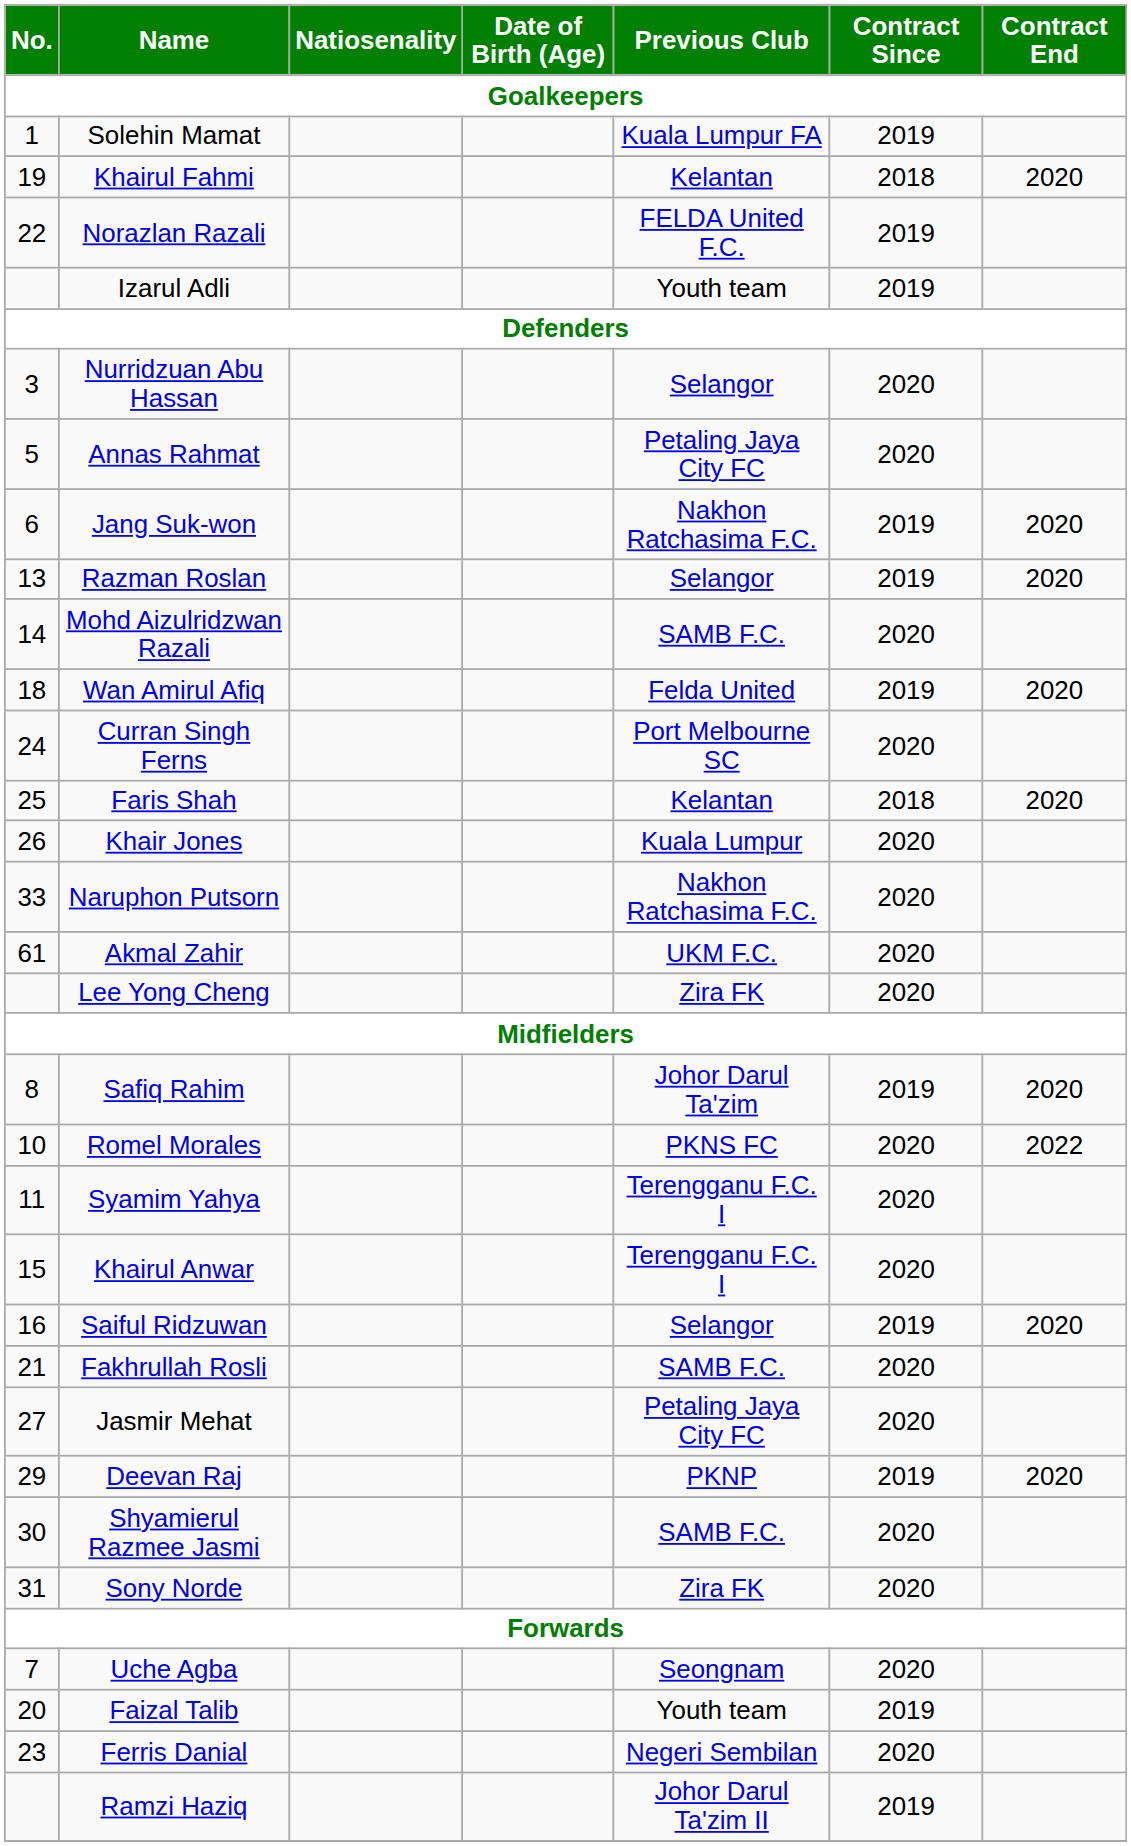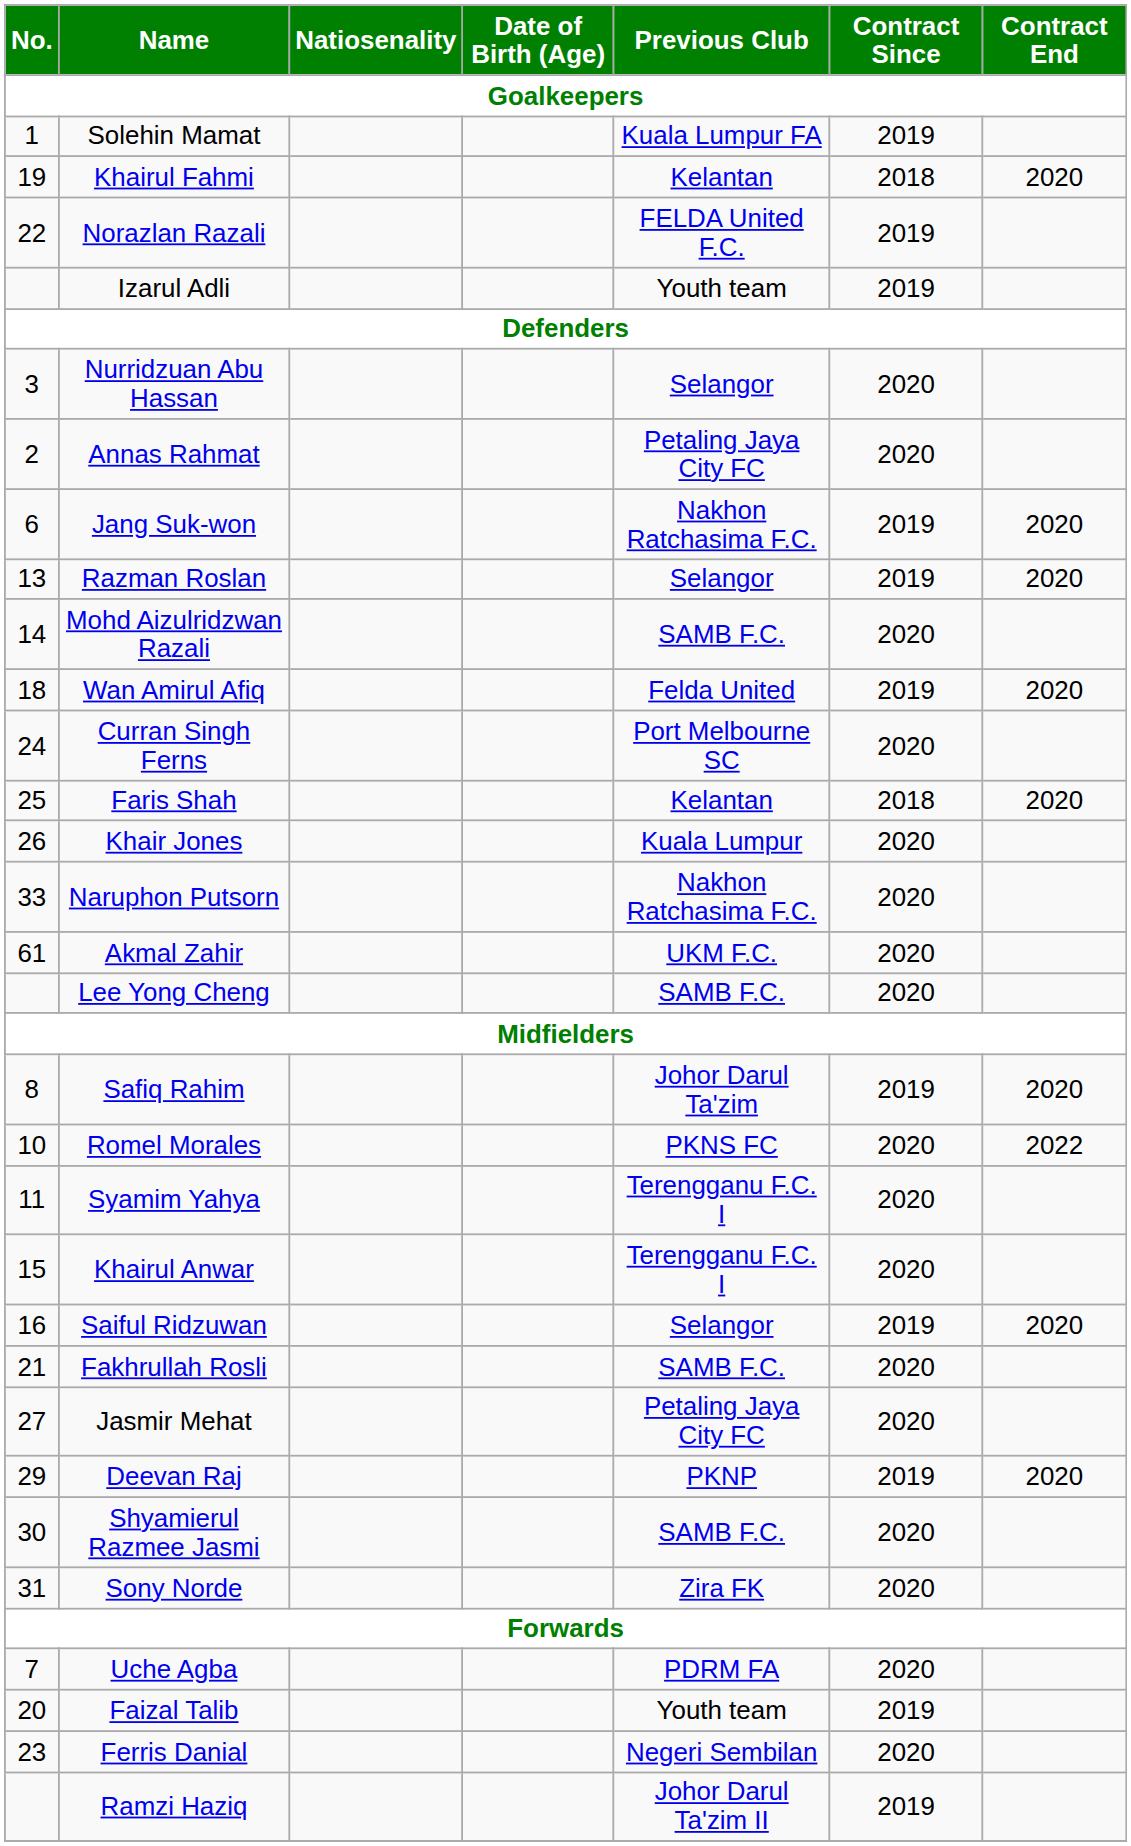(32, 454) 5 -> (32, 454) 2
(722, 993) Zira FK -> (722, 993) SAMB F.C.
(722, 1670) Seongnam -> (722, 1670) PDRM FA
